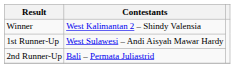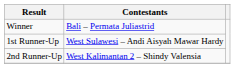(134, 26) West Kalimantan 2 – Shindy Valensia -> (110, 26) Bali – Permata Juliastrid
(110, 56) Bali – Permata Juliastrid -> (134, 56) West Kalimantan 2 – Shindy Valensia
